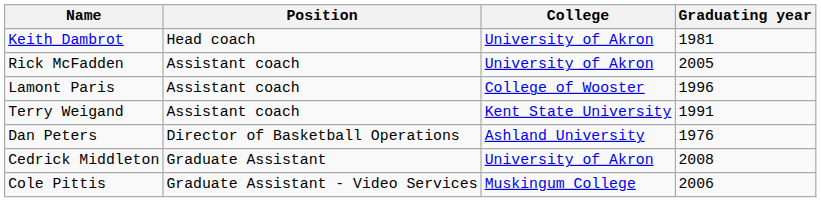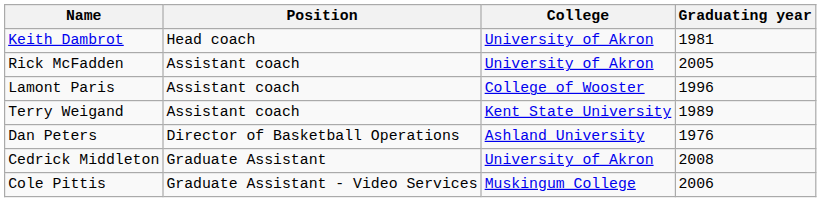(696, 113) 1991 -> (696, 113) 1989
